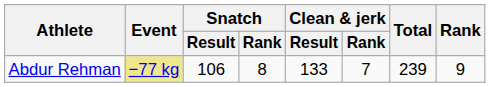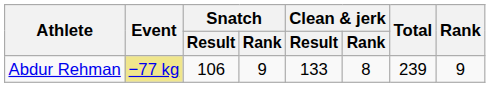(262, 69) 8 -> (262, 69) 9
(366, 69) 7 -> (366, 69) 8
